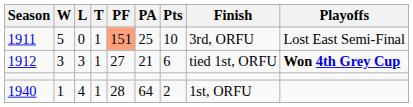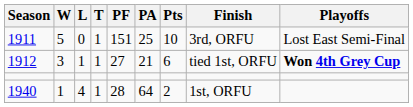(121, 38) lightsalmon background -> (121, 38) no background
(81, 61) 3 -> (81, 61) 1
